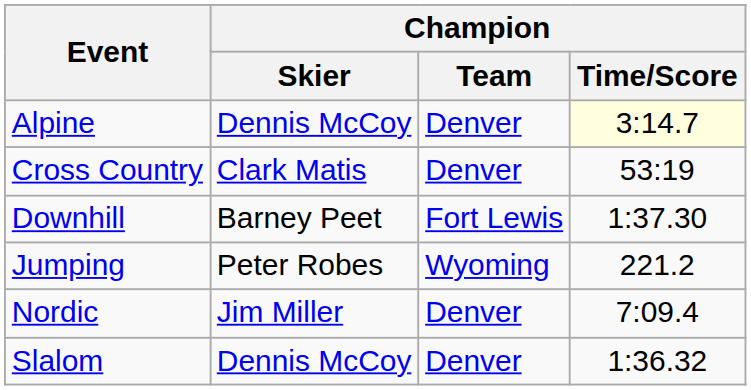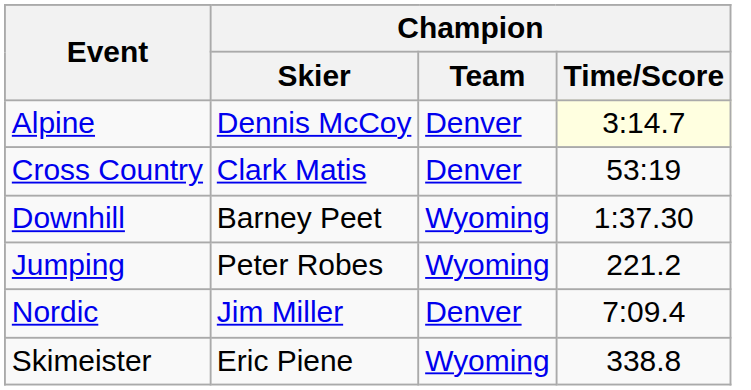(494, 218) Fort Lewis -> (487, 218) Wyoming
+ row: (82, 360)
- row: (58, 360)
